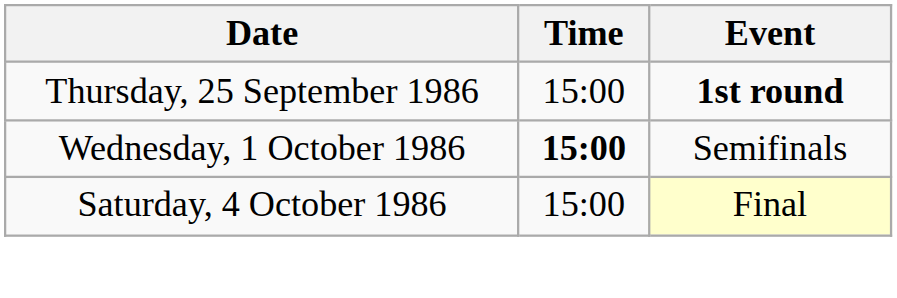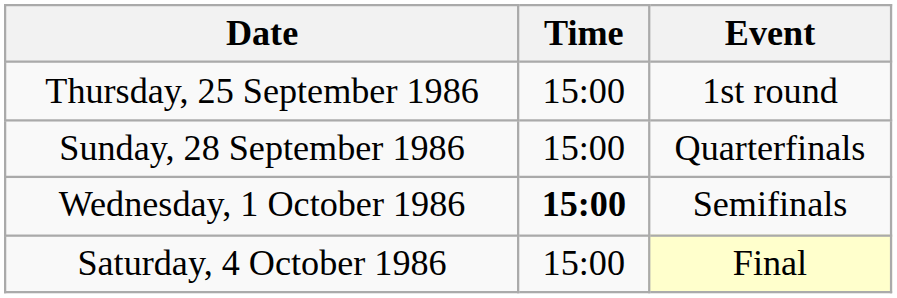(770, 90) bold -> (770, 90) normal
+ row: (262, 147)
